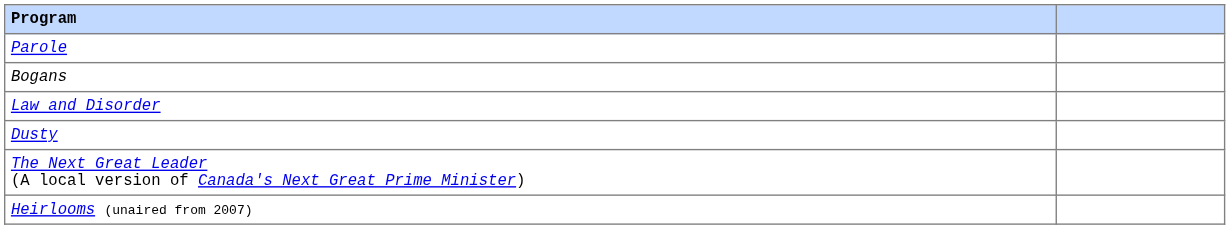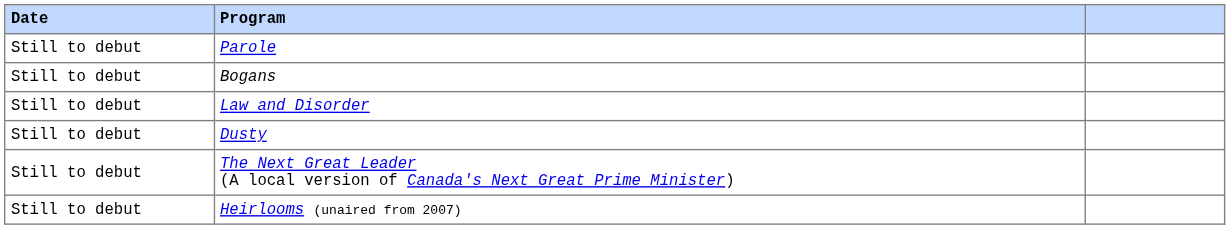+ column: (30, 19)
